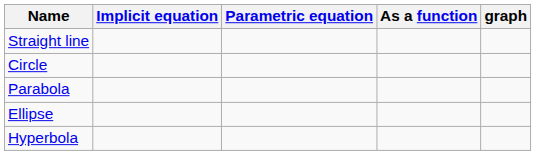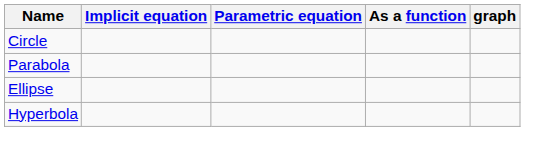- row: (49, 41)
